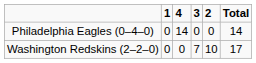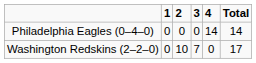columns swapped: (208, 13) <-> (179, 13)
